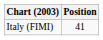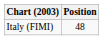(80, 27) 41 -> (80, 27) 48
